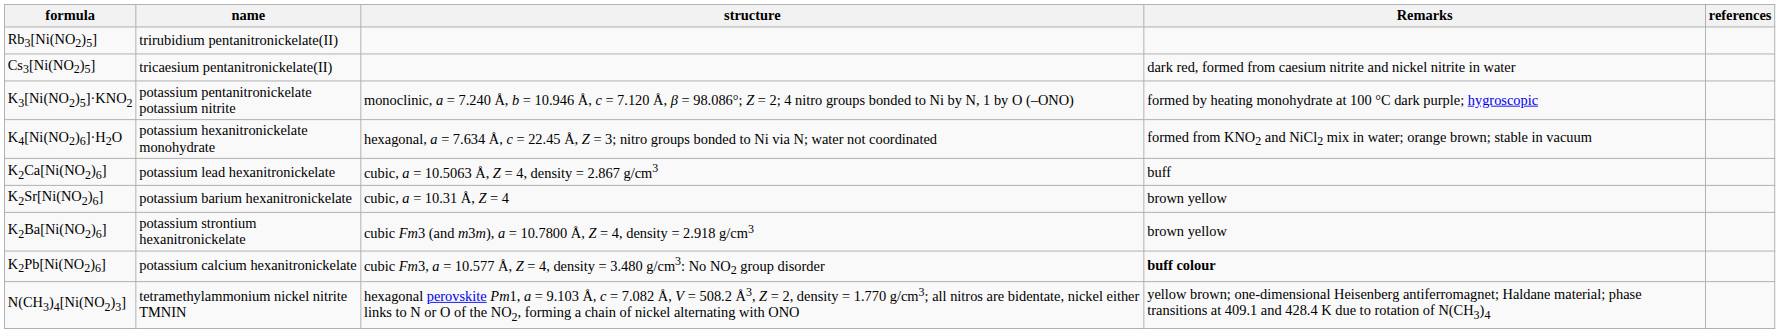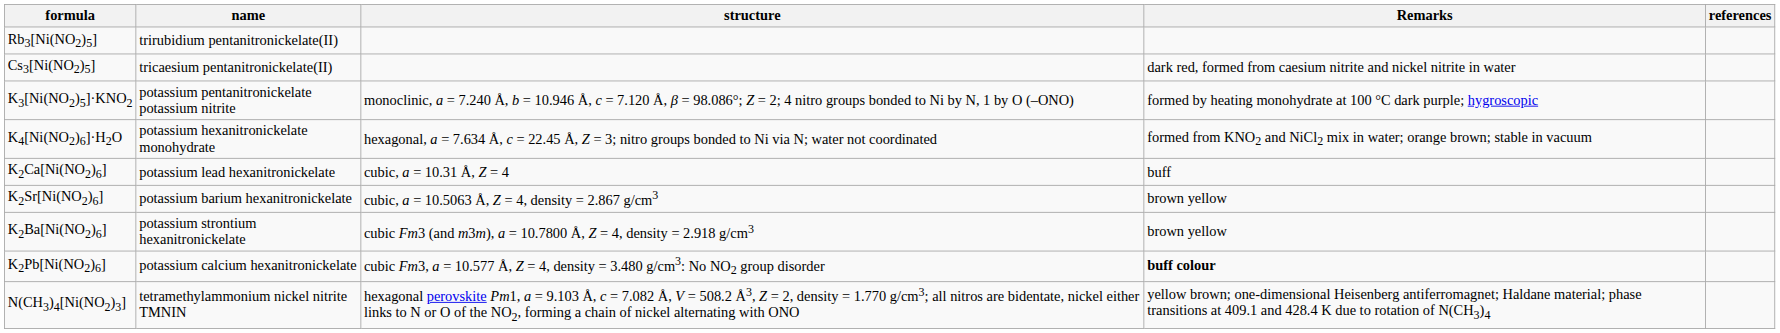(511, 171) cubic, a = 10.5063 Å, Z = 4, density = 2.867 g/cm3 -> (436, 171) cubic, a = 10.31 Å, Z = 4
(436, 198) cubic, a = 10.31 Å, Z = 4 -> (511, 198) cubic, a = 10.5063 Å, Z = 4, density = 2.867 g/cm3
